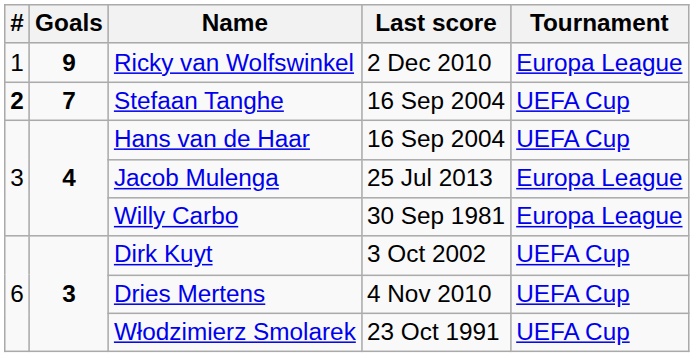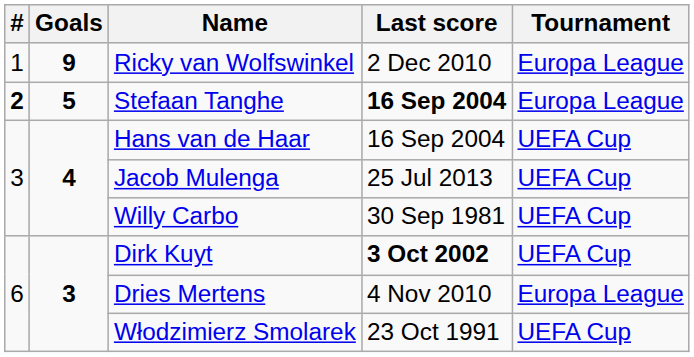(69, 100) 7 -> (69, 100) 5
(436, 100) normal -> (437, 100) bold
(573, 100) UEFA Cup -> (601, 100) Europa League
(599, 178) Europa League -> (574, 178) UEFA Cup
(599, 216) Europa League -> (574, 216) UEFA Cup
(427, 255) normal -> (428, 255) bold
(573, 293) UEFA Cup -> (601, 293) Europa League
